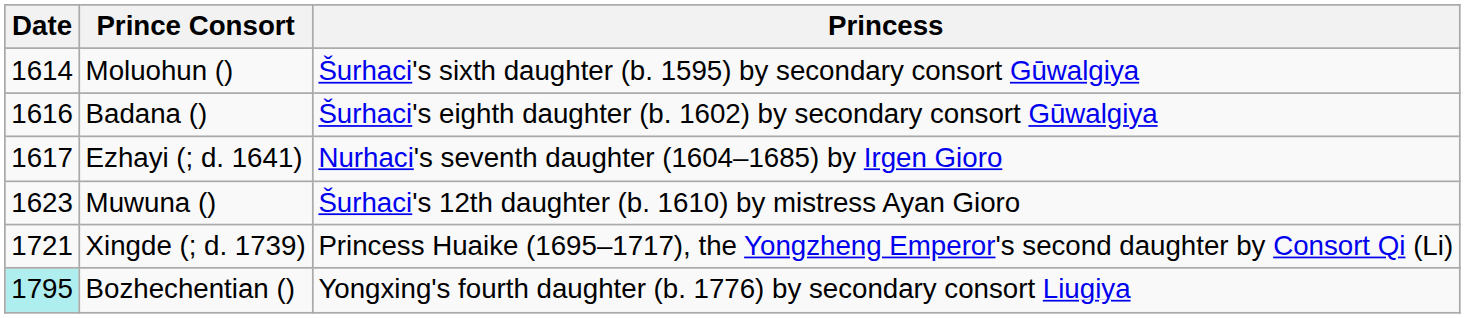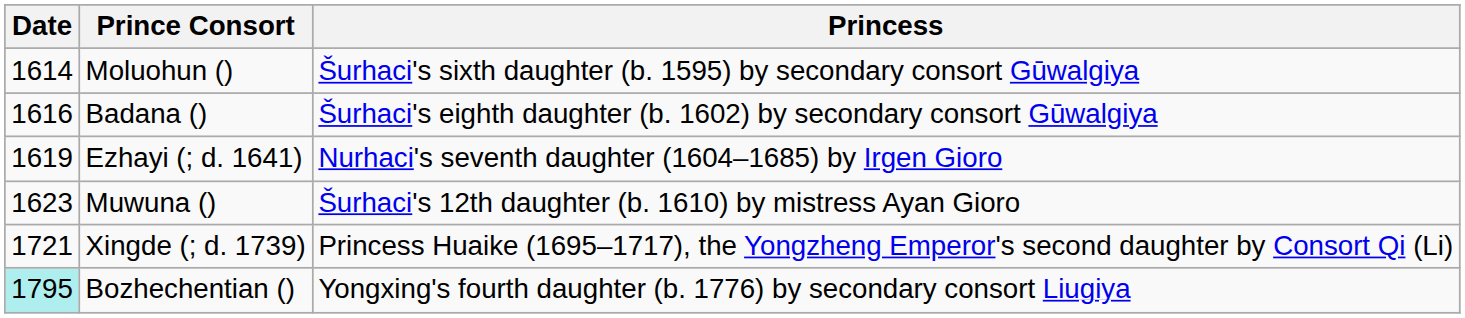(42, 158) 1617 -> (42, 158) 1619
